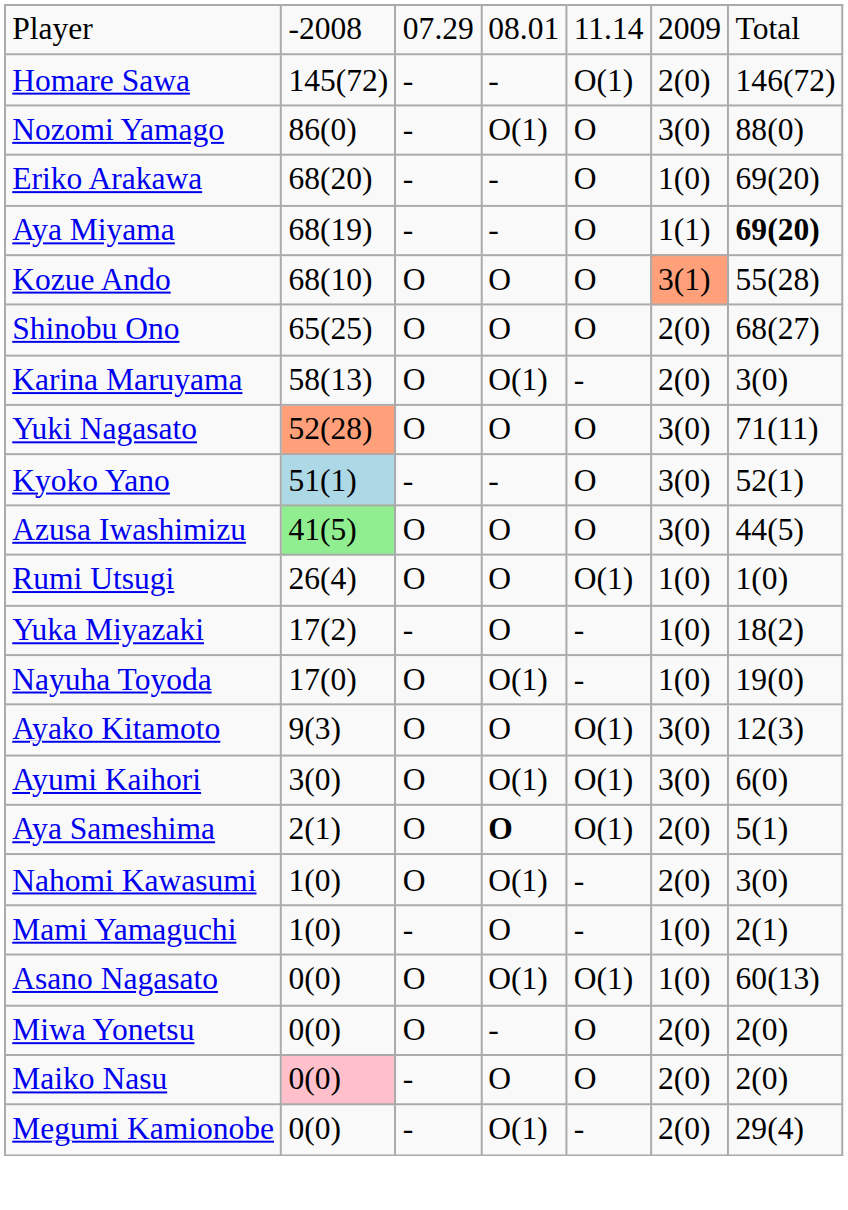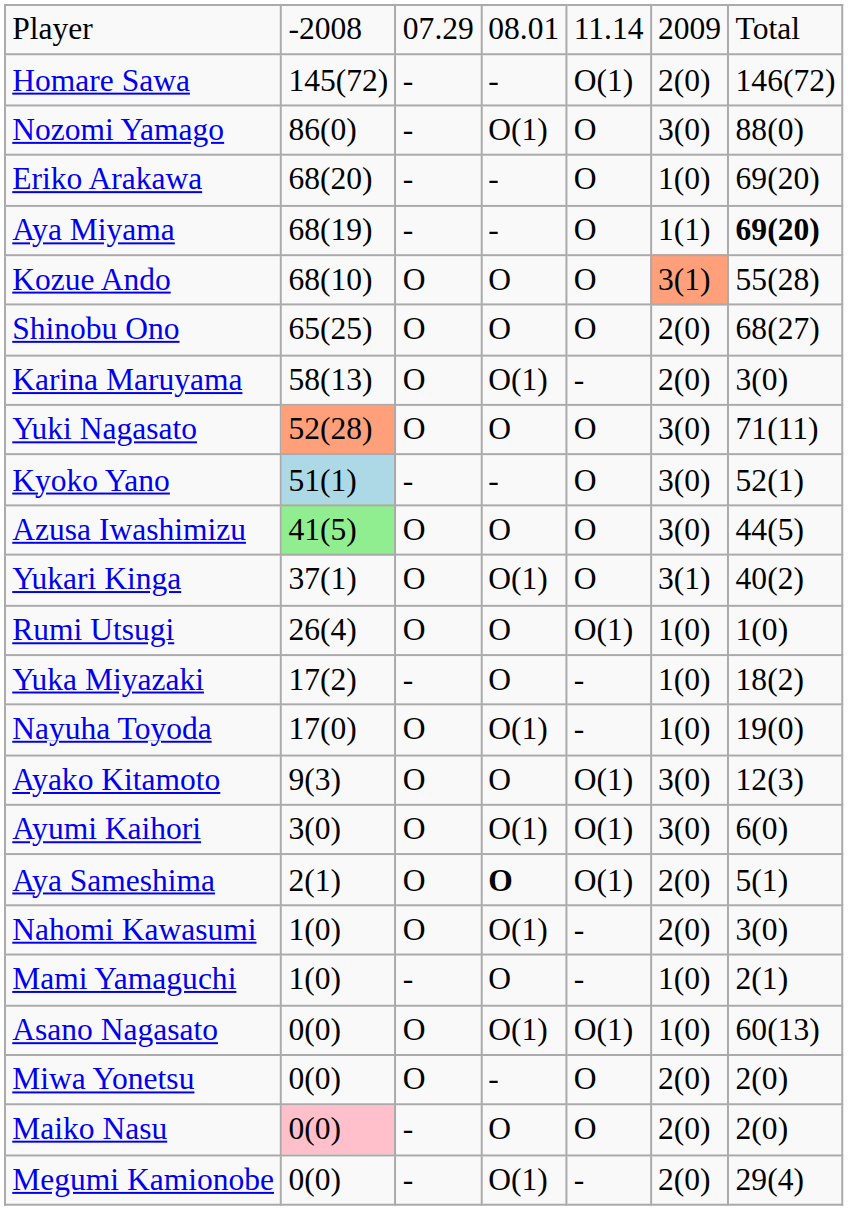+ row: (97, 579)
